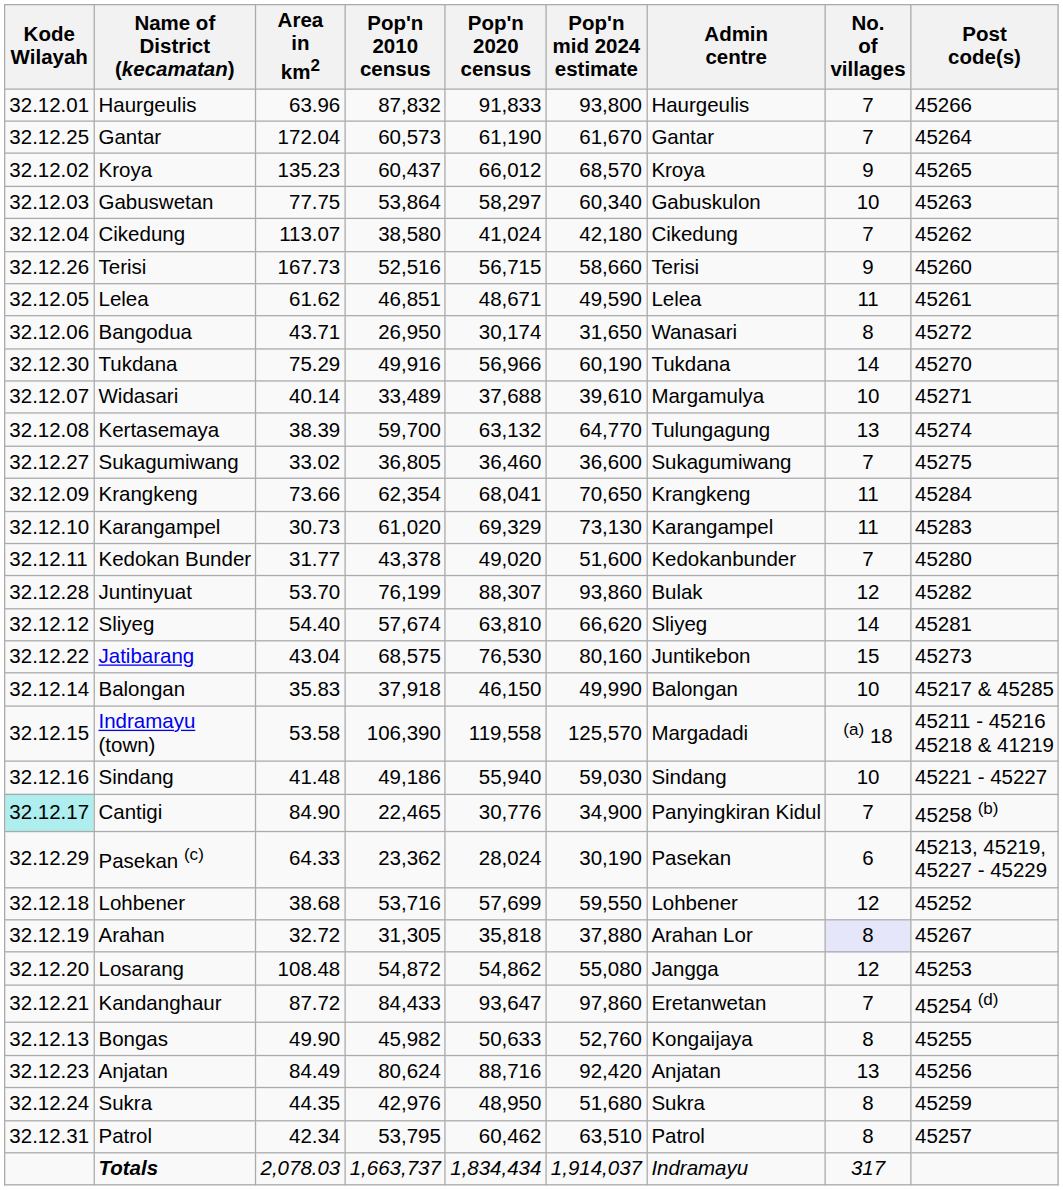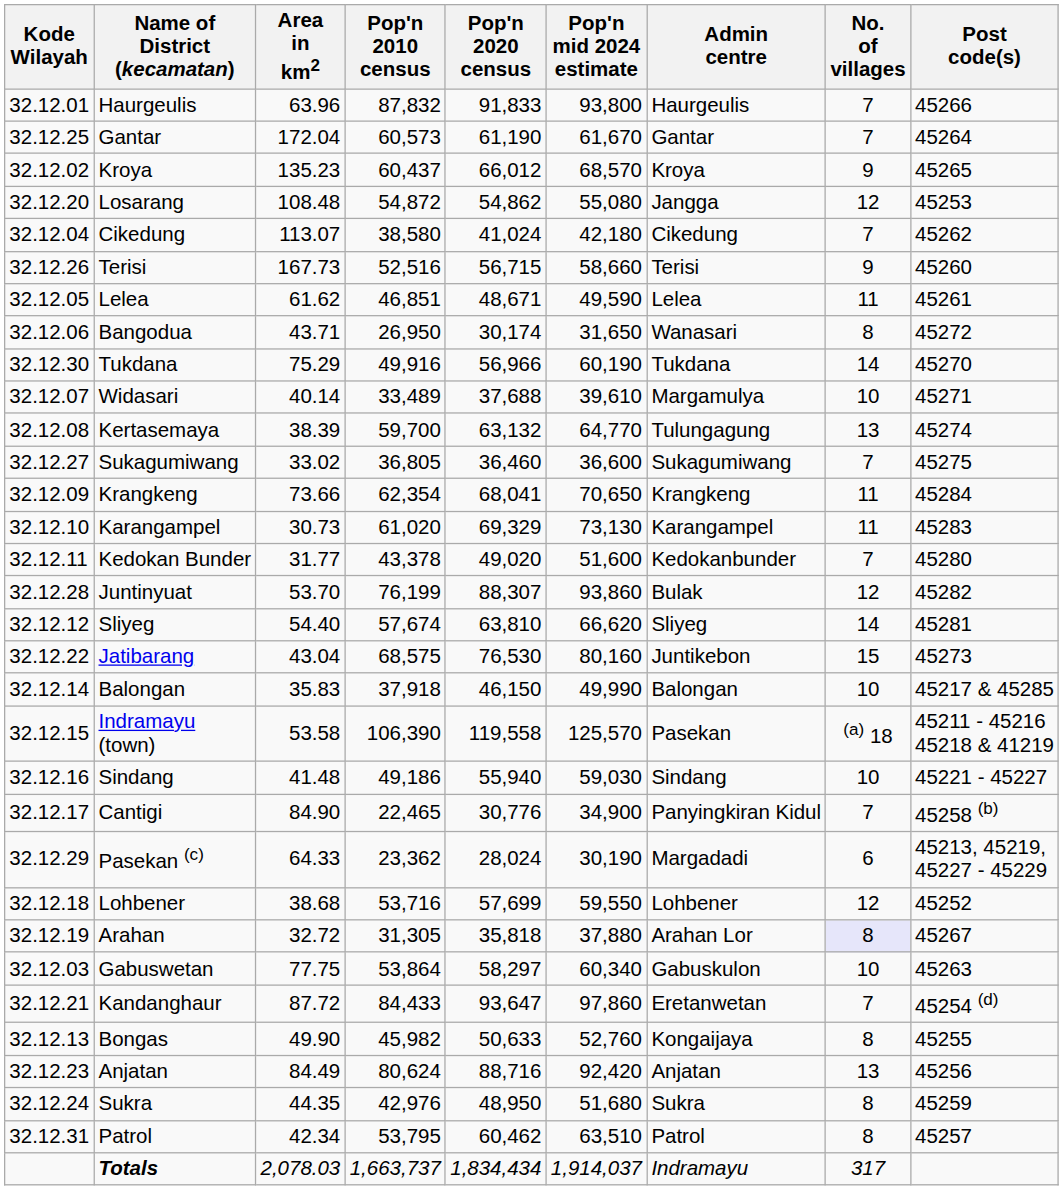rows swapped: (156, 202) <-> (141, 968)
(700, 733) Margadadi -> (691, 733) Pasekan
(49, 812) paleturquoise background -> (49, 812) no background
(691, 859) Pasekan -> (700, 859) Margadadi
